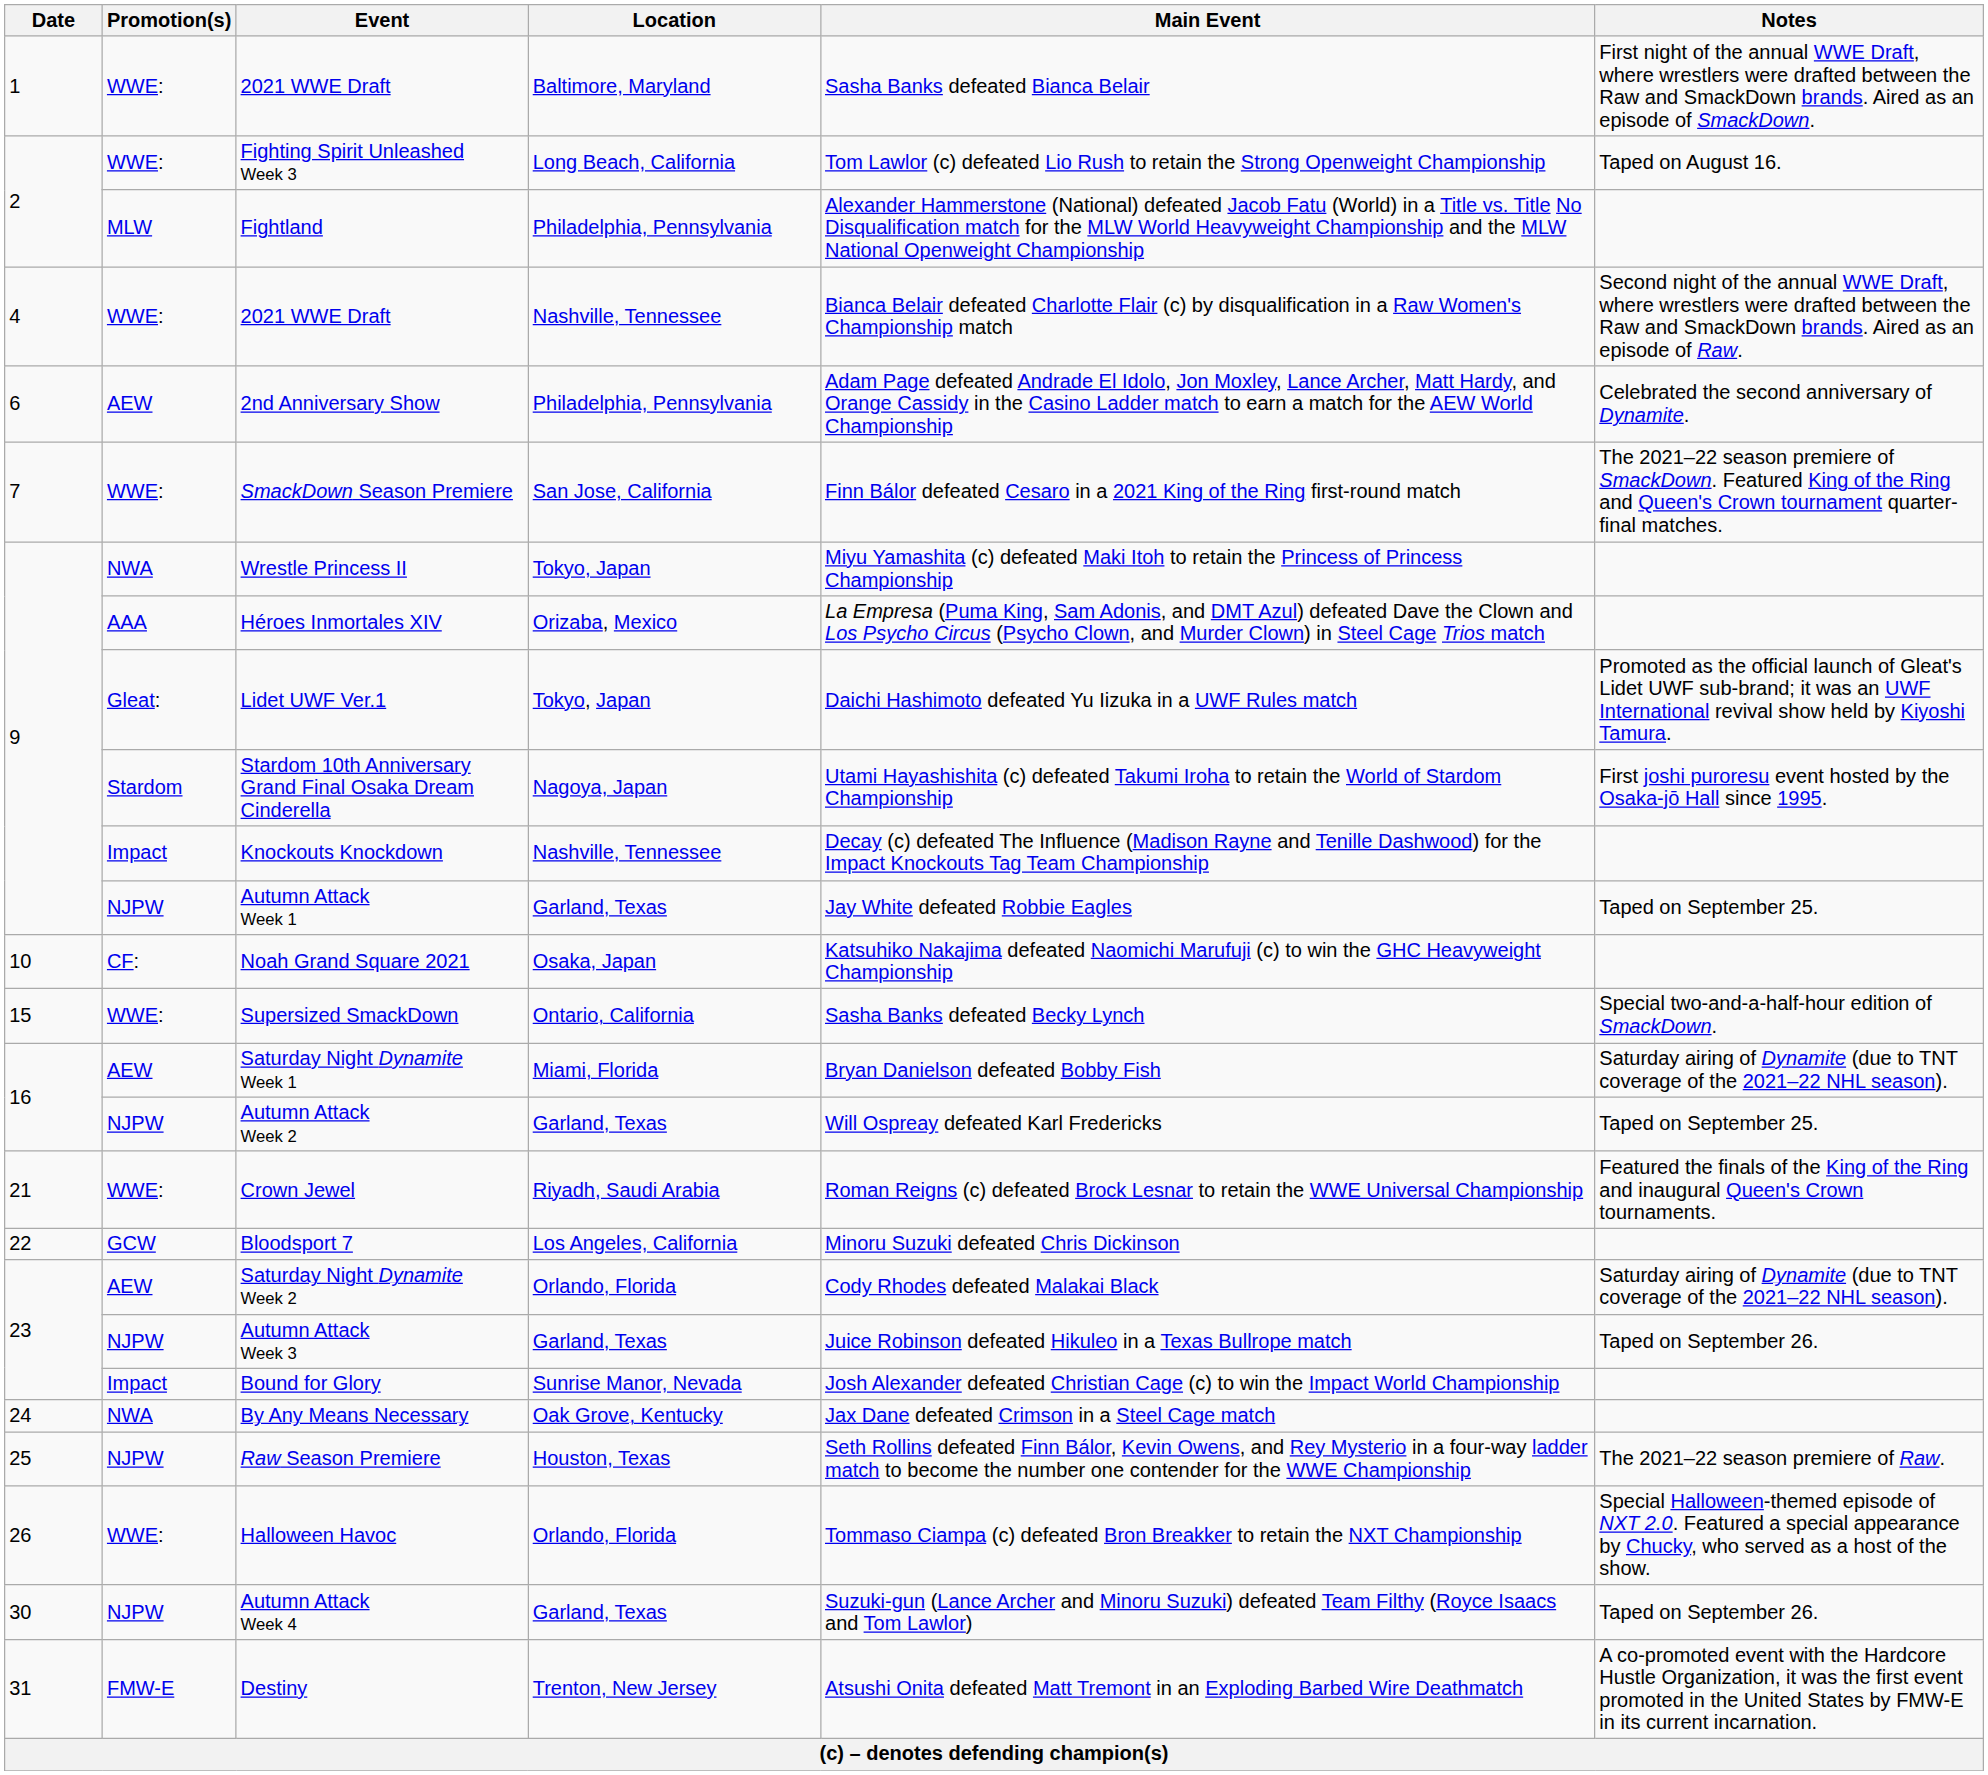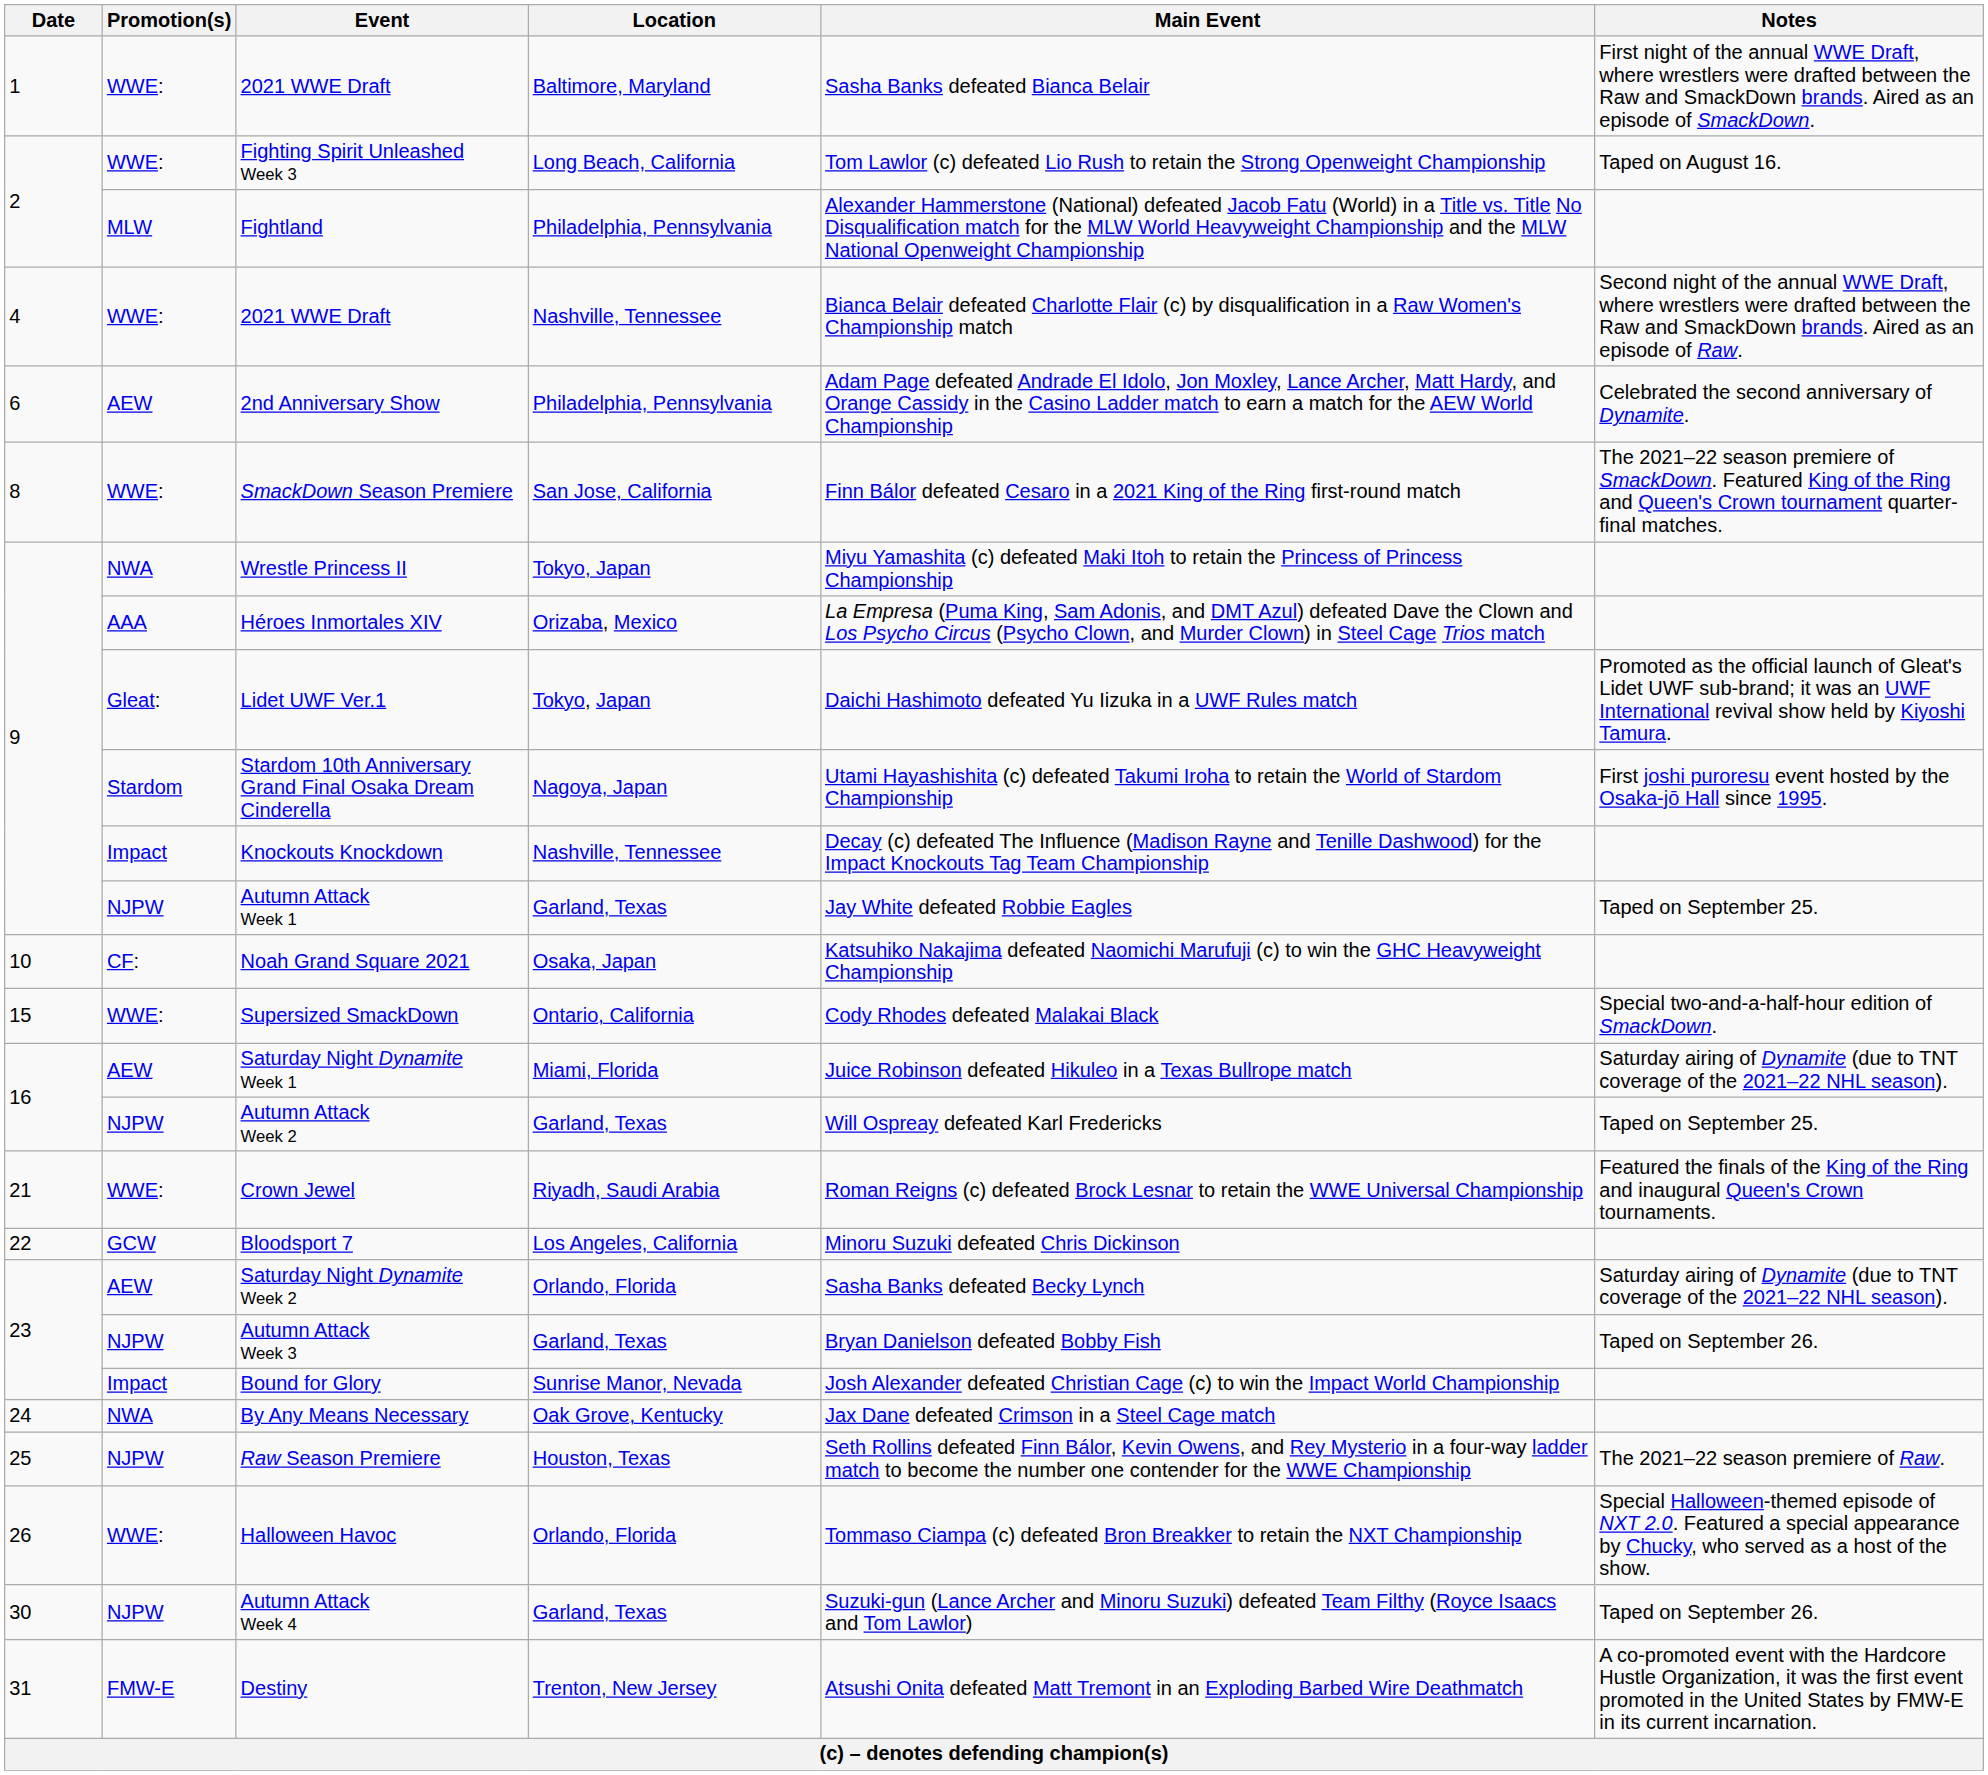(15, 491) 7 -> (15, 491) 8
(985, 1015) Sasha Banks defeated Becky Lynch -> (992, 1015) Cody Rhodes defeated Malakai Black
(993, 1069) Bryan Danielson defeated Bobby Fish -> (1088, 1069) Juice Robinson defeated Hikuleo in a Texas Bullrope match
(992, 1286) Cody Rhodes defeated Malakai Black -> (985, 1286) Sasha Banks defeated Becky Lynch
(1088, 1340) Juice Robinson defeated Hikuleo in a Texas Bullrope match -> (993, 1340) Bryan Danielson defeated Bobby Fish
